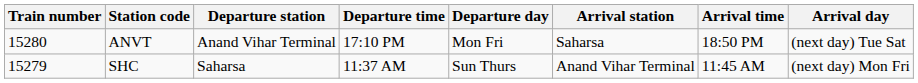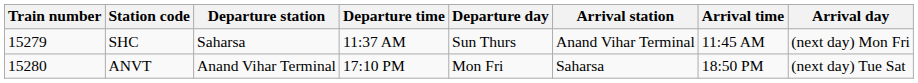rows swapped: (124, 66) <-> (130, 41)
